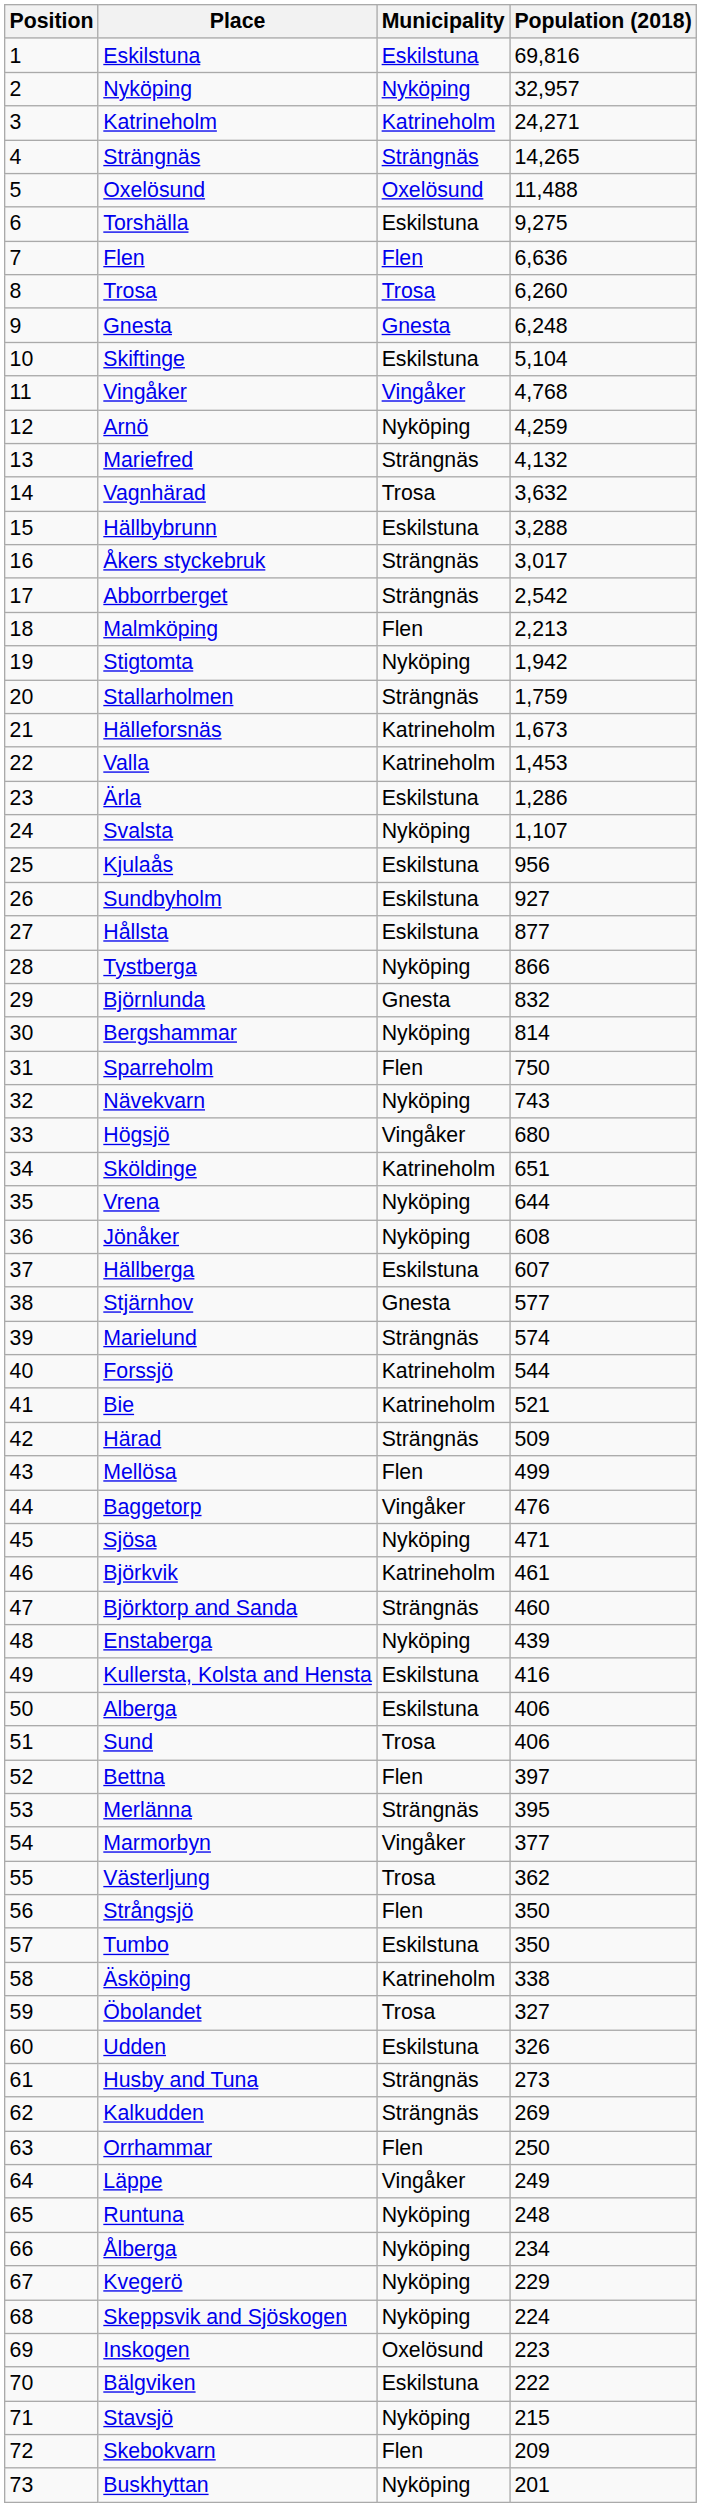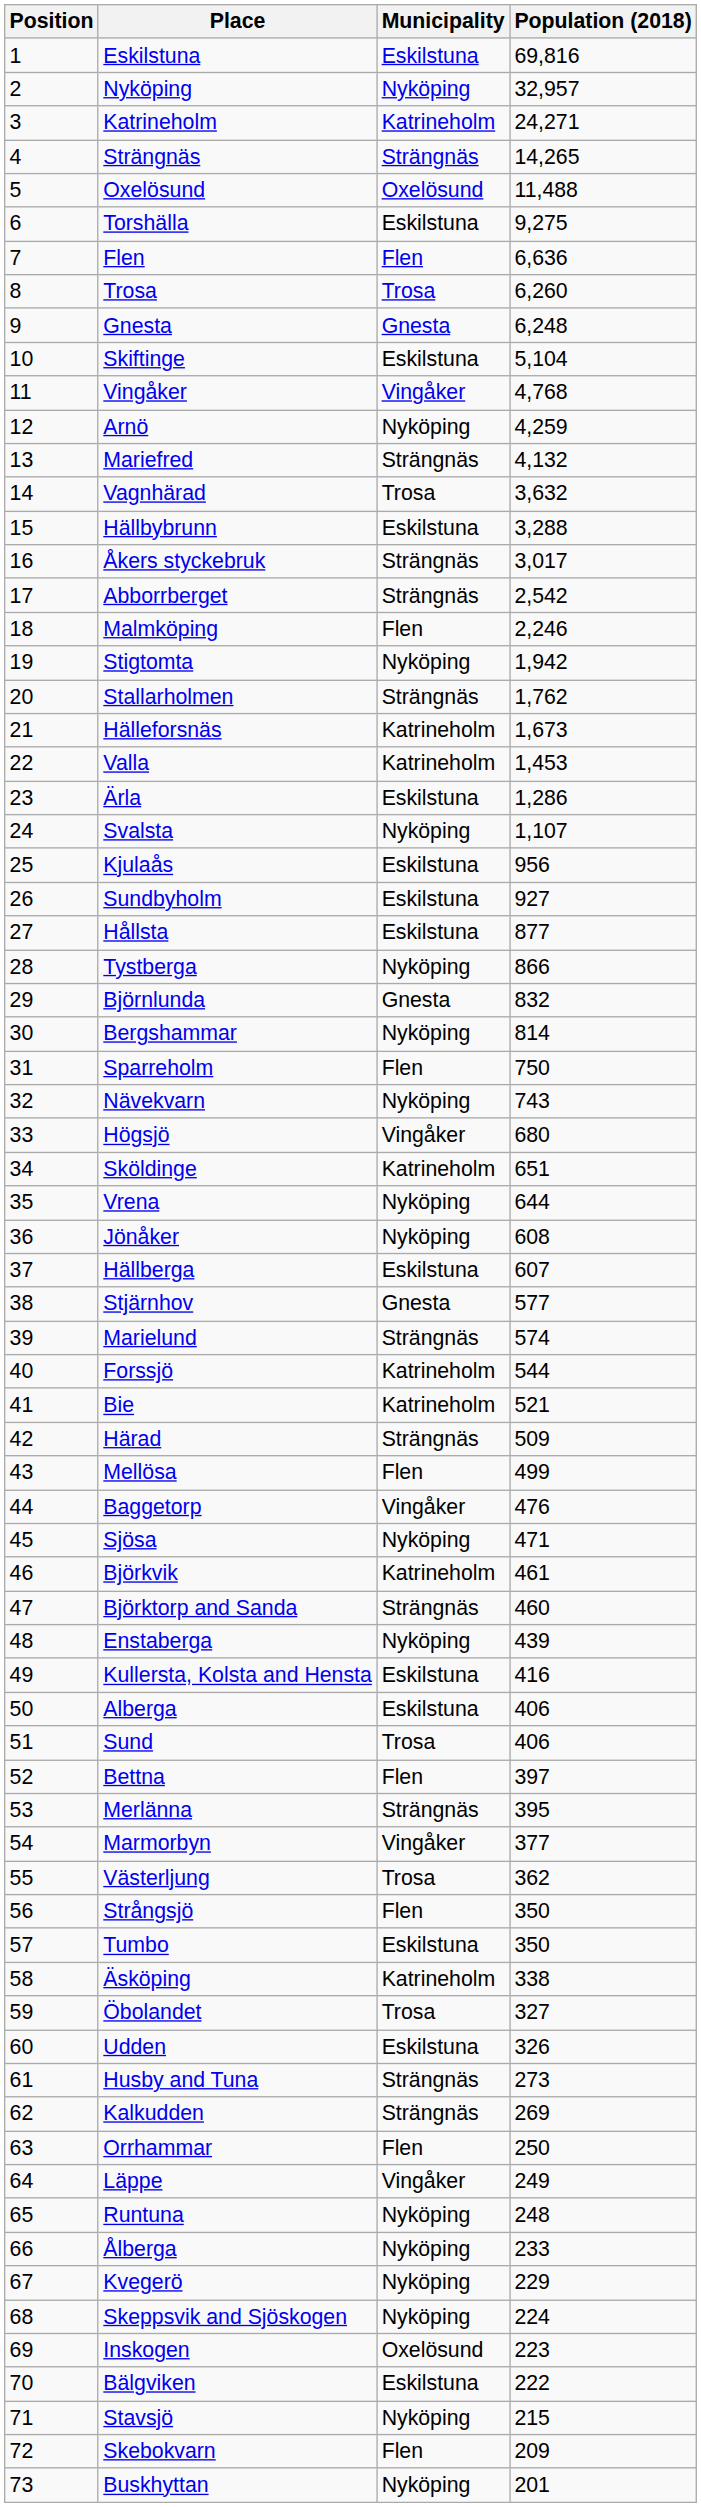(541, 628) 2,213 -> (541, 628) 2,246
(541, 696) 1,759 -> (541, 696) 1,762
(532, 2248) 234 -> (532, 2248) 233
